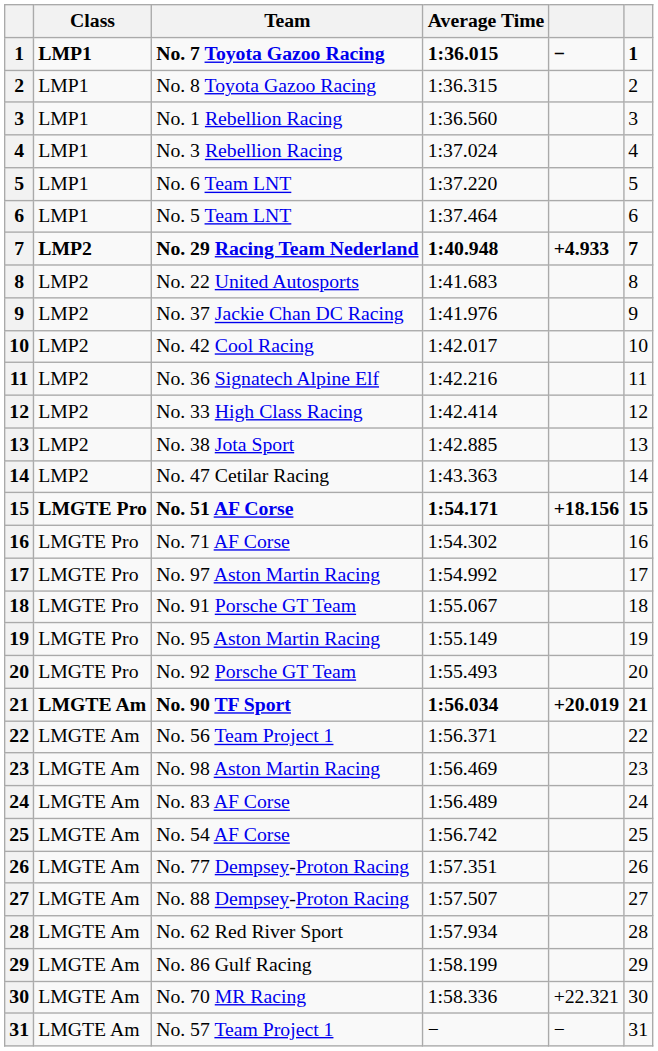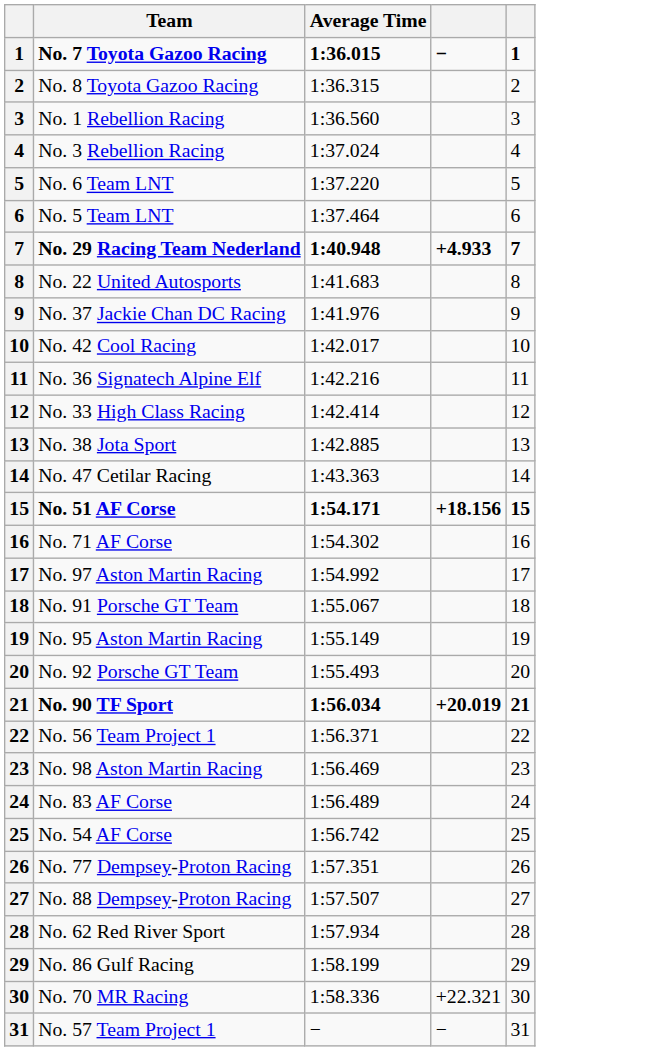- column: (93, 21)
